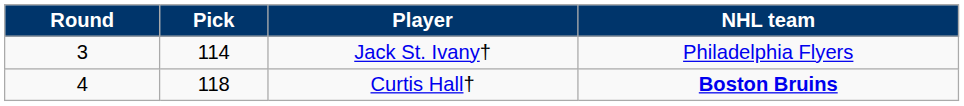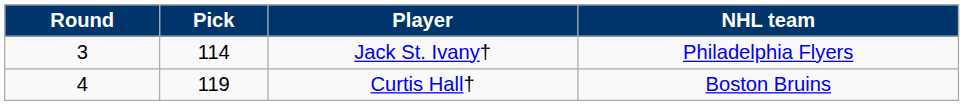(214, 84) 118 -> (214, 84) 119
(768, 84) bold -> (768, 84) normal
